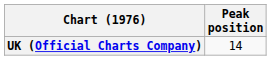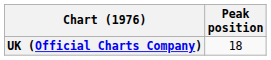(236, 46) 14 -> (236, 46) 18
